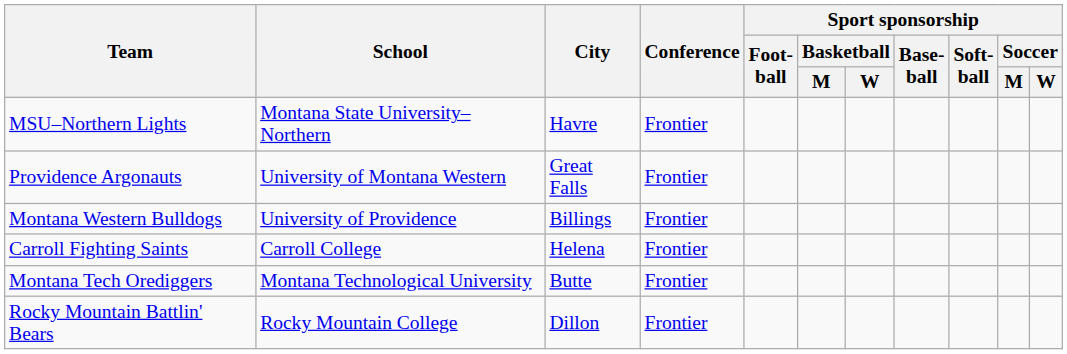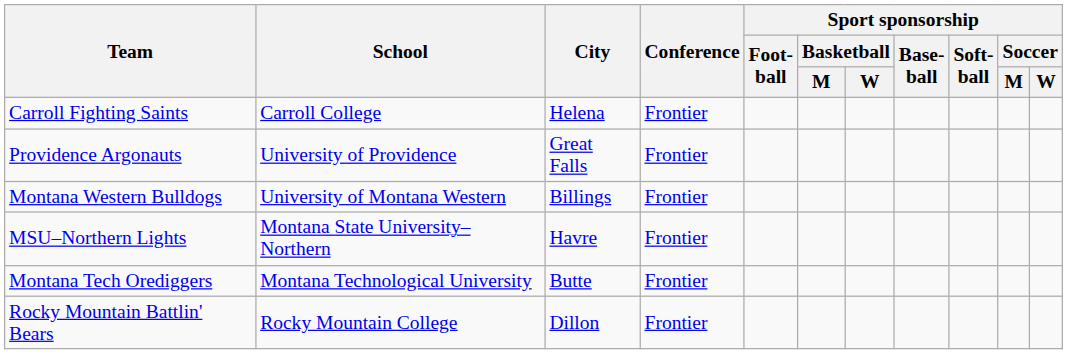rows swapped: (99, 249) <-> (98, 123)
(383, 176) University of Montana Western -> (358, 154) University of Providence
(358, 218) University of Providence -> (383, 196) University of Montana Western
